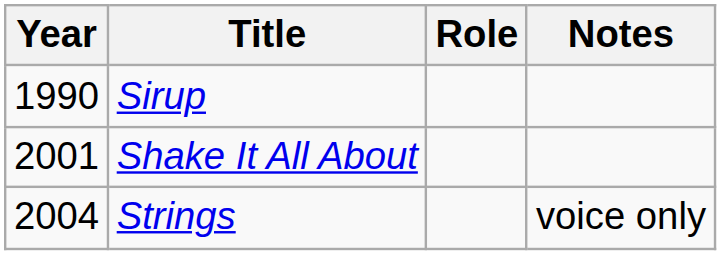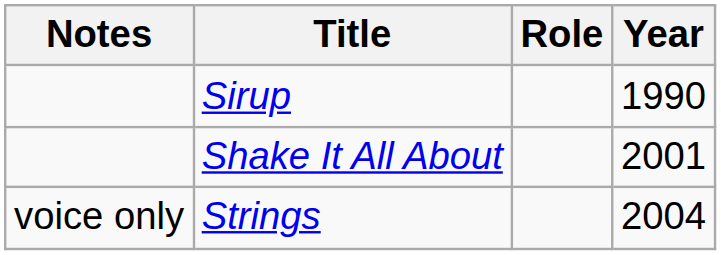columns swapped: (57, 34) <-> (621, 34)
